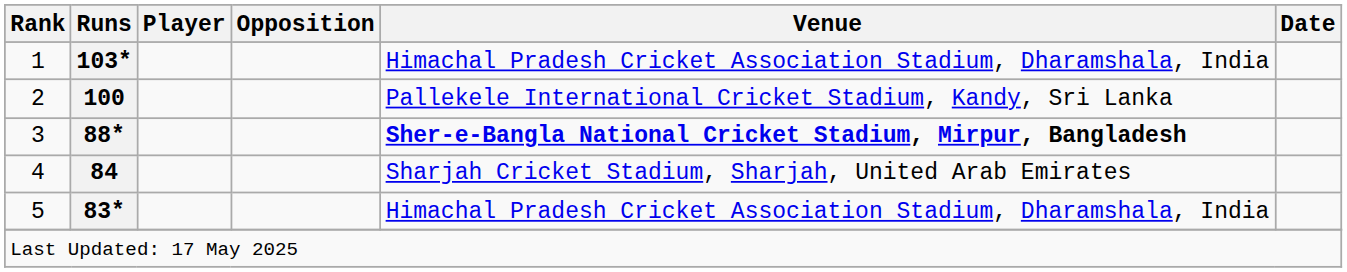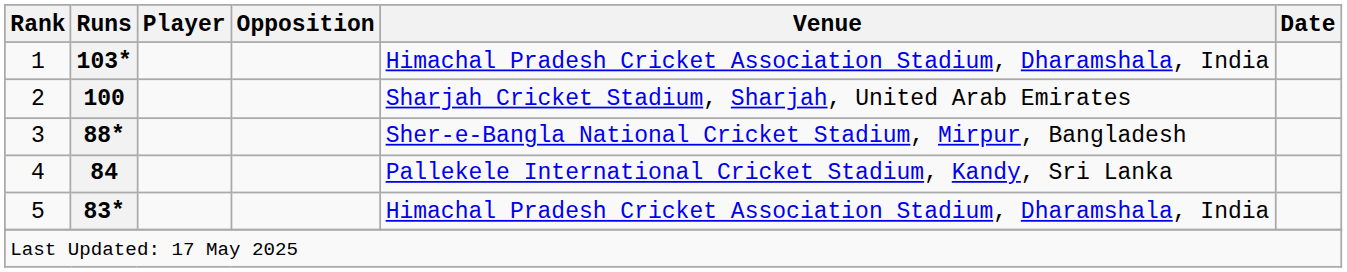(779, 99) Pallekele International Cricket Stadium, Kandy, Sri Lanka -> (758, 99) Sharjah Cricket Stadium, Sharjah, United Arab Emirates
(786, 136) bold -> (786, 136) normal
(758, 174) Sharjah Cricket Stadium, Sharjah, United Arab Emirates -> (779, 174) Pallekele International Cricket Stadium, Kandy, Sri Lanka
